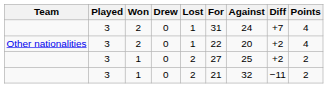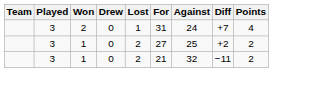- row: (47, 43)
